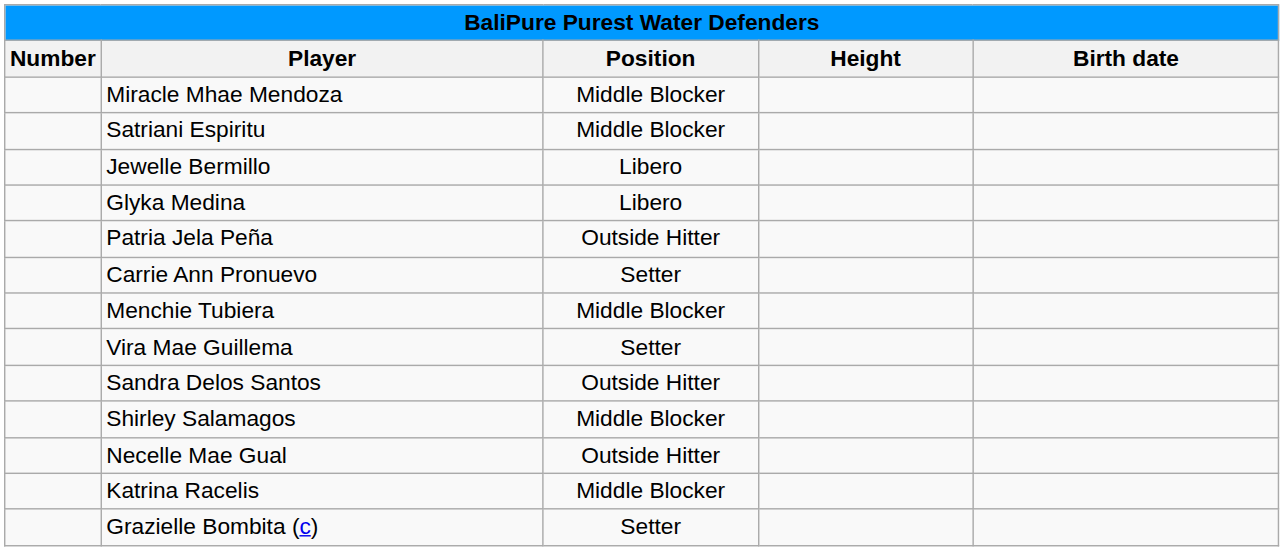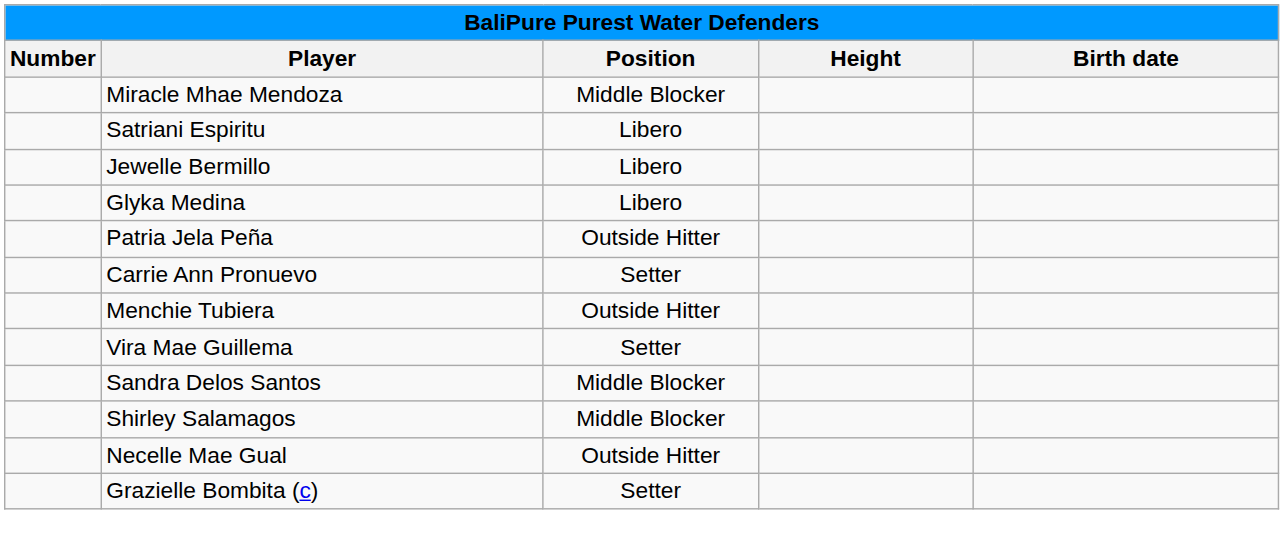(651, 130) Middle Blocker -> (651, 130) Libero
(651, 310) Middle Blocker -> (651, 310) Outside Hitter
(651, 382) Outside Hitter -> (651, 382) Middle Blocker
- row: (183, 490)
